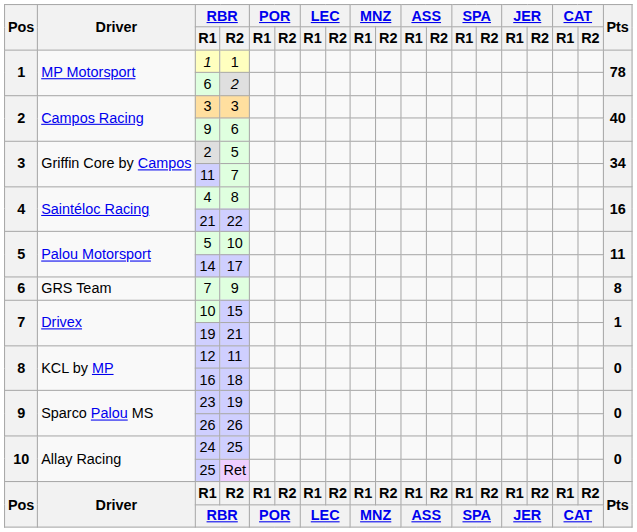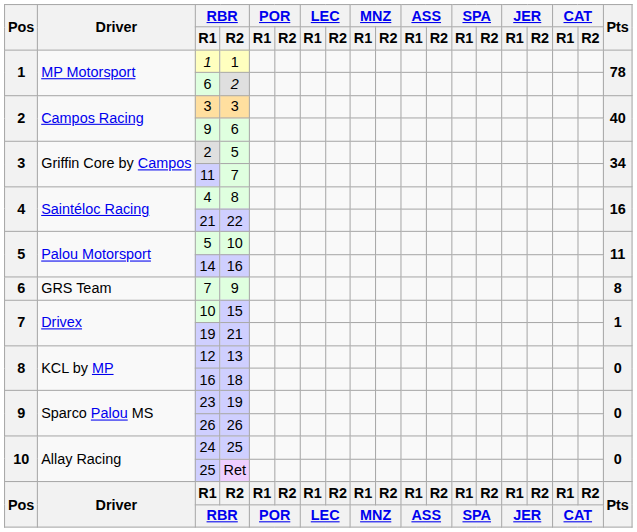(235, 265) 17 -> (235, 265) 16
(235, 356) 11 -> (235, 356) 13
